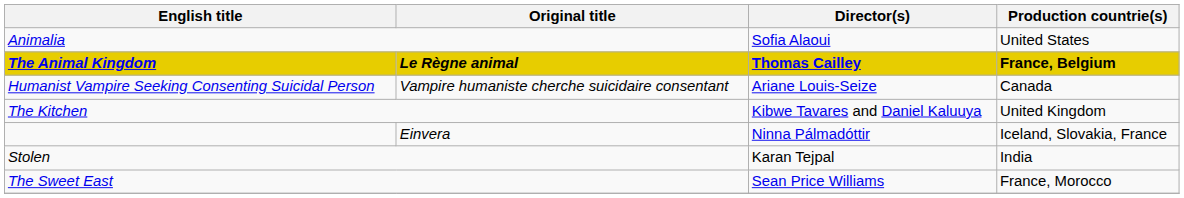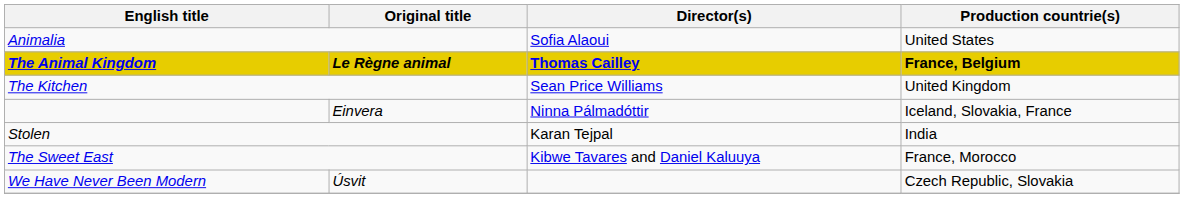- row: (191, 87)
(867, 110) Kibwe Tavares and Daniel Kaluuya -> (597, 87) Sean Price Williams
(818, 181) Sean Price Williams -> (645, 157) Kibwe Tavares and Daniel Kaluuya
+ row: (107, 181)
